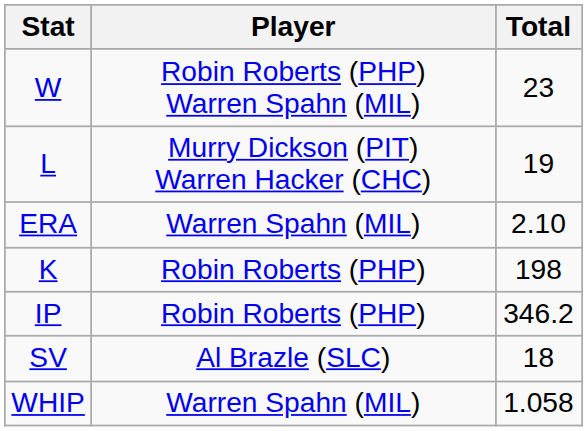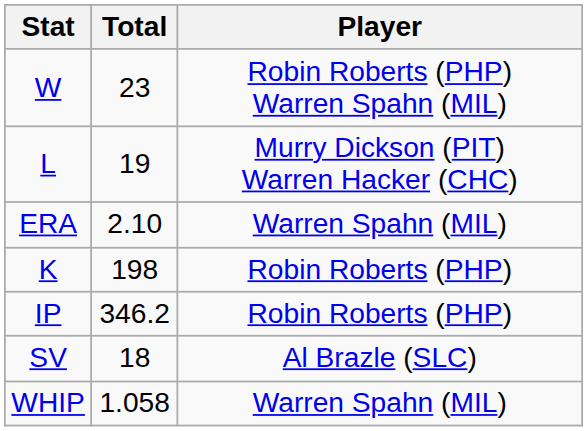columns swapped: (293, 26) <-> (538, 26)
